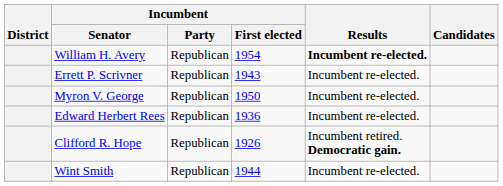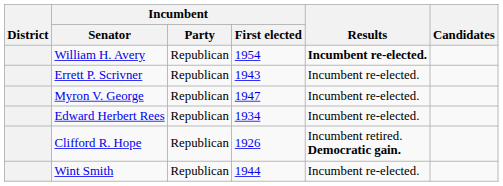(248, 95) 1950 -> (248, 95) 1947
(248, 116) 1936 -> (248, 116) 1934
